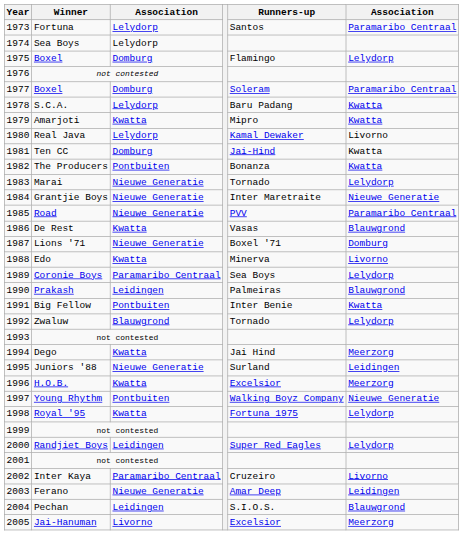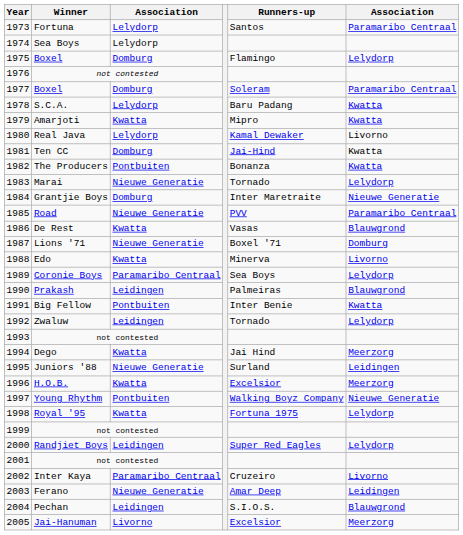(158, 198) Nieuwe Generatie -> (132, 198) Domburg
(141, 321) Blauwgrond -> (138, 321) Leidingen
